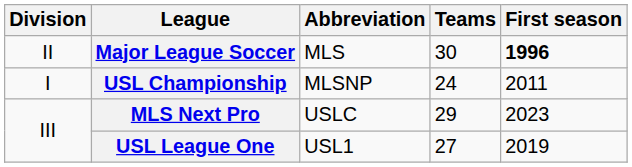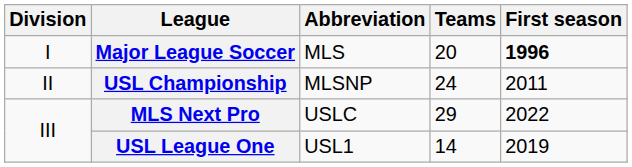(48, 51) II -> (48, 51) I
(446, 51) 30 -> (446, 51) 20
(48, 83) I -> (48, 83) II
(527, 114) 2023 -> (527, 114) 2022
(446, 146) 27 -> (446, 146) 14
